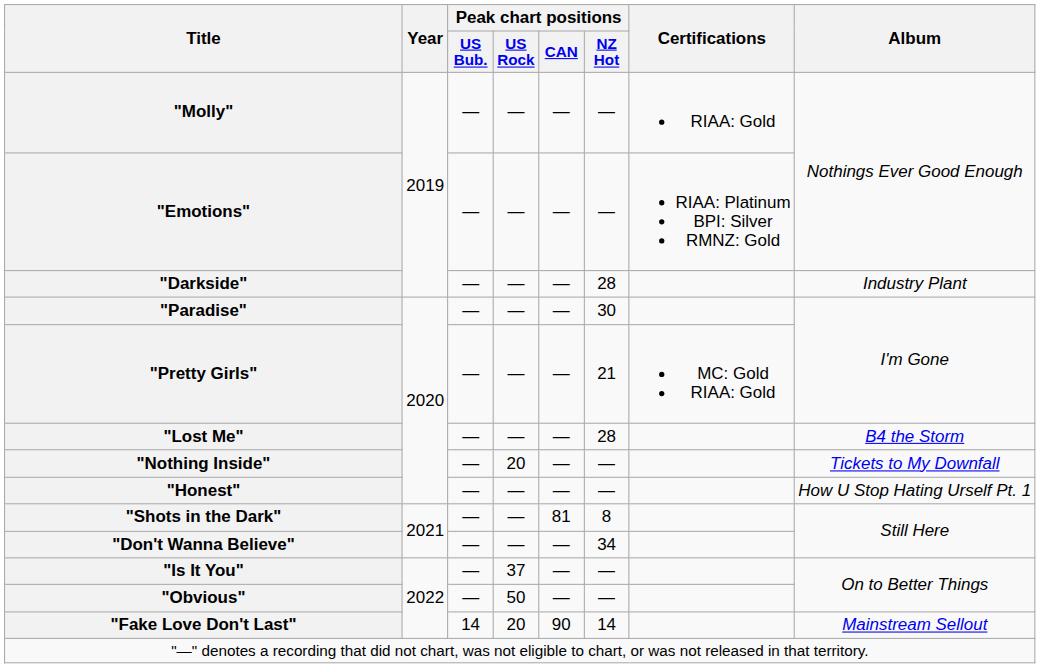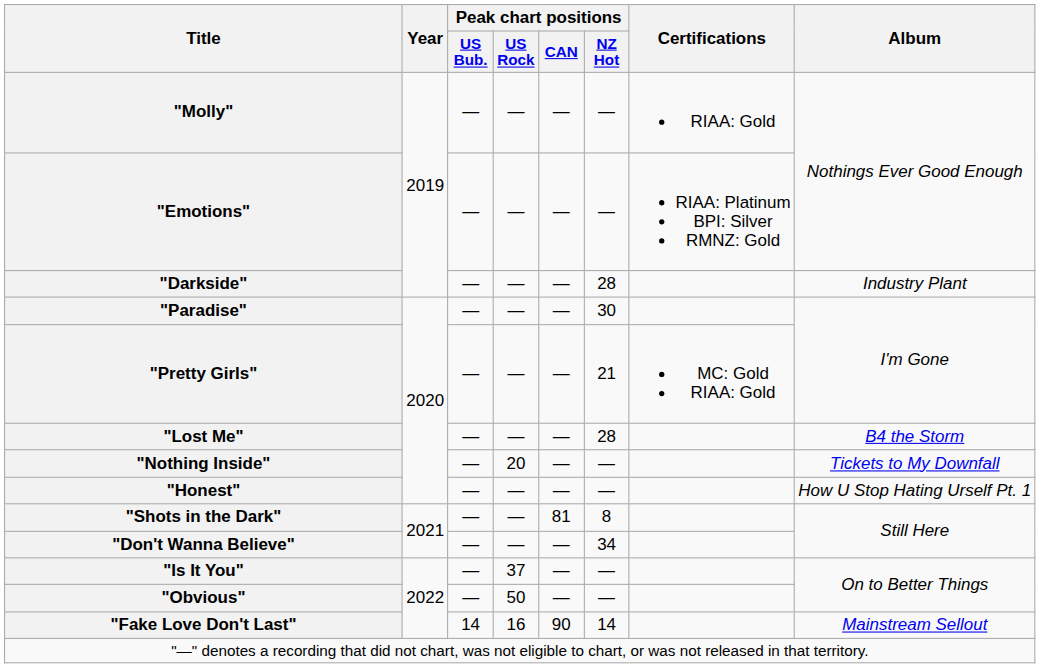(516, 624) 20 -> (516, 624) 16
